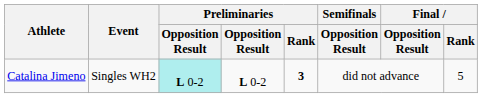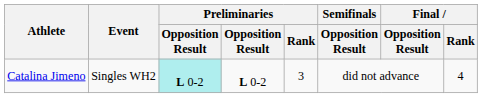(301, 76) bold -> (301, 76) normal
(461, 76) 5 -> (461, 76) 4
